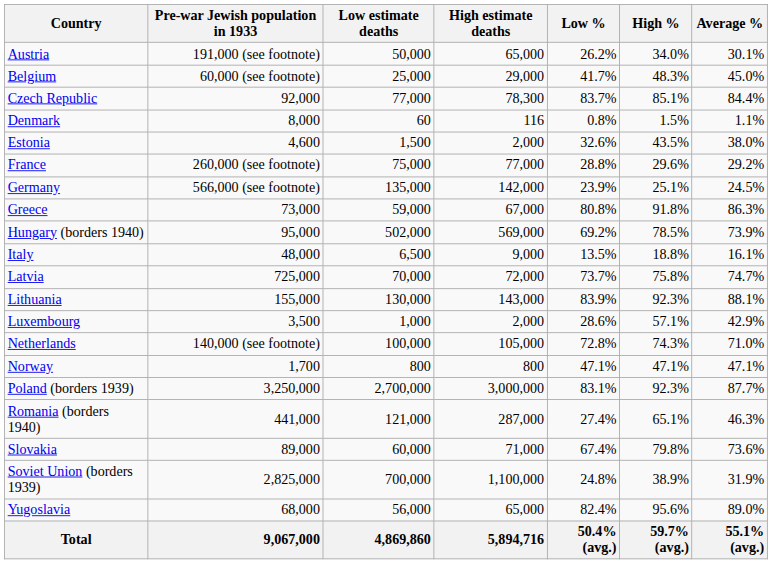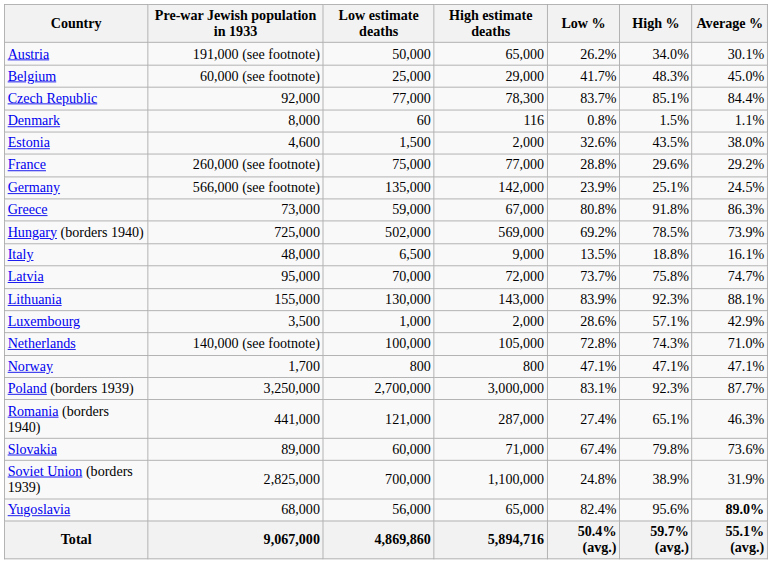(301, 232) 95,000 -> (297, 232) 725,000
(297, 277) 725,000 -> (301, 277) 95,000
(746, 509) normal -> (745, 509) bold
